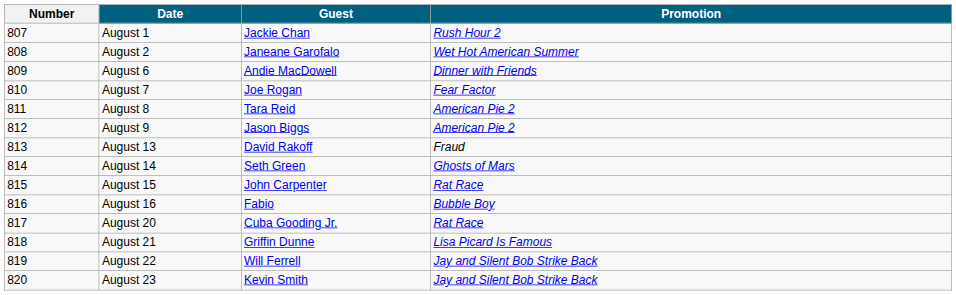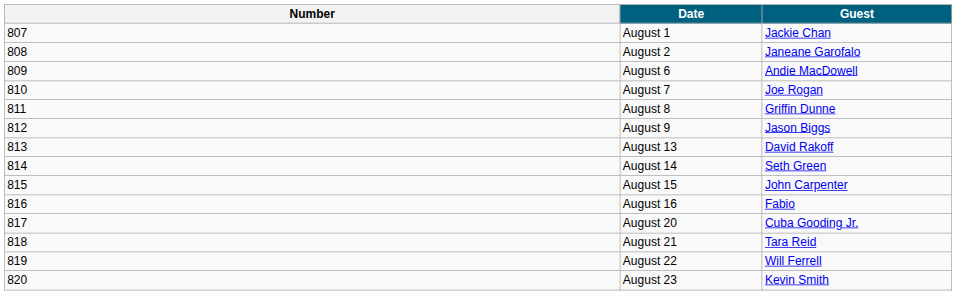- column: (691, 14)
(270, 109) Tara Reid -> (800, 109) Griffin Dunne
(279, 242) Griffin Dunne -> (791, 242) Tara Reid
